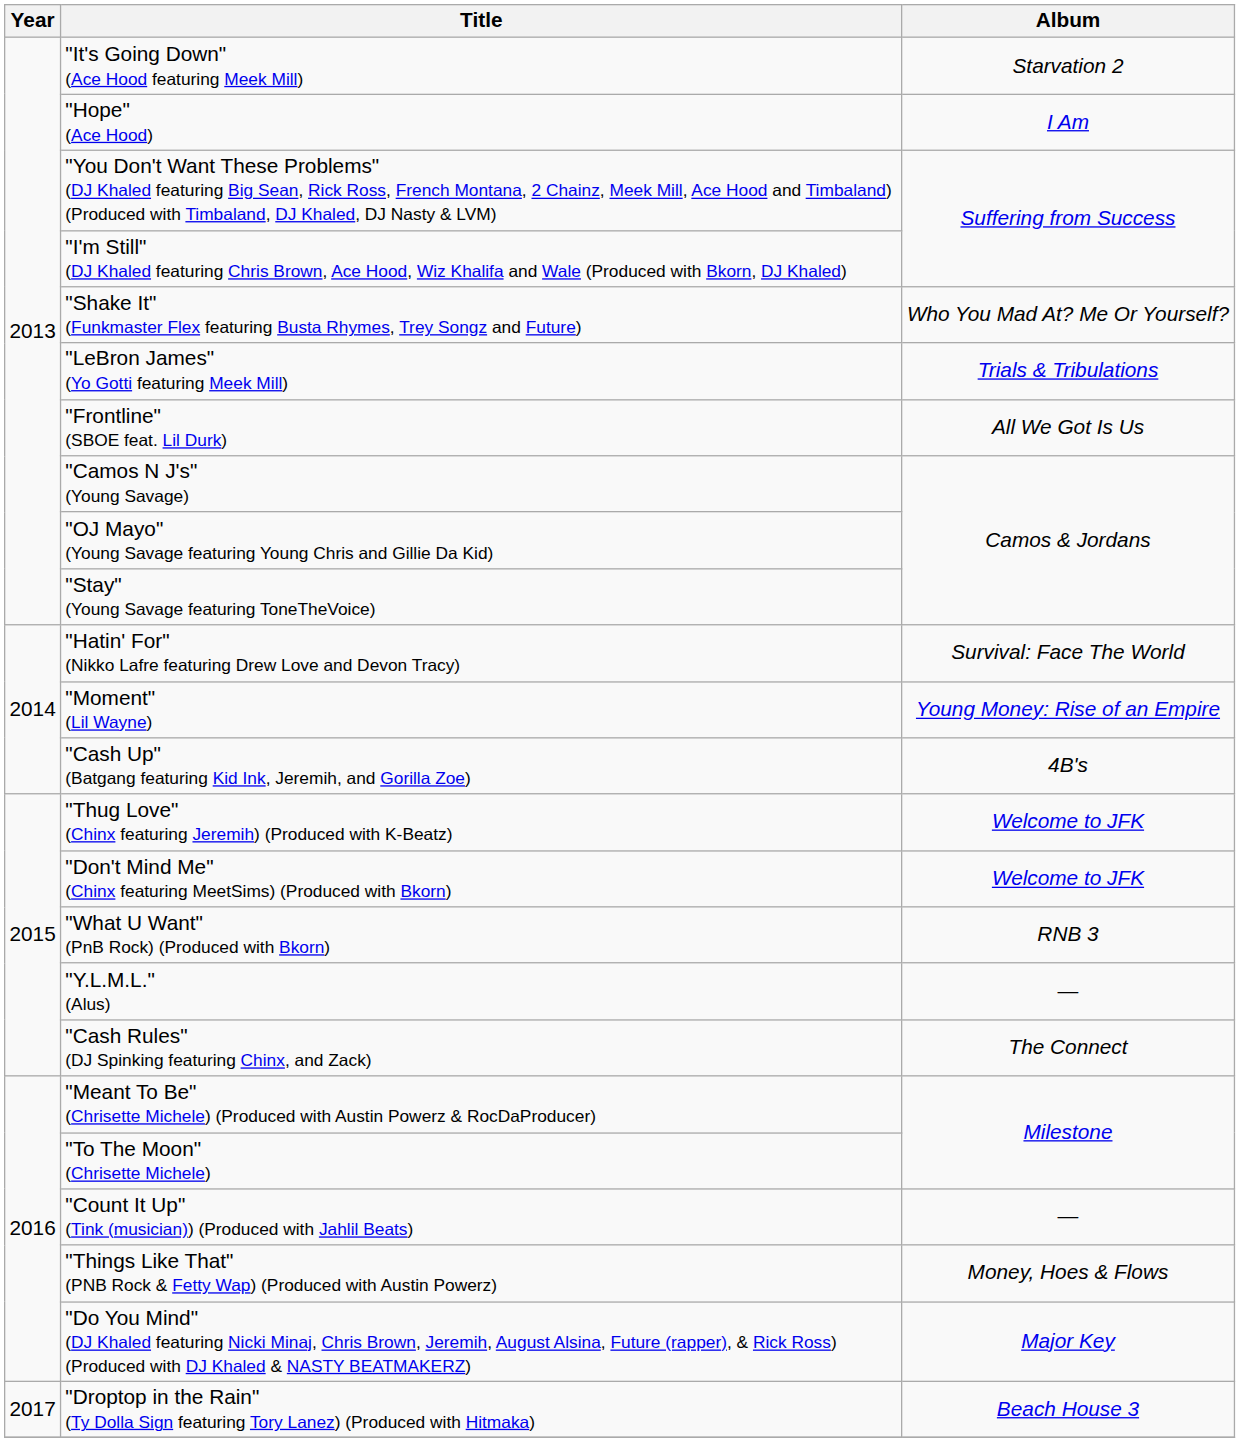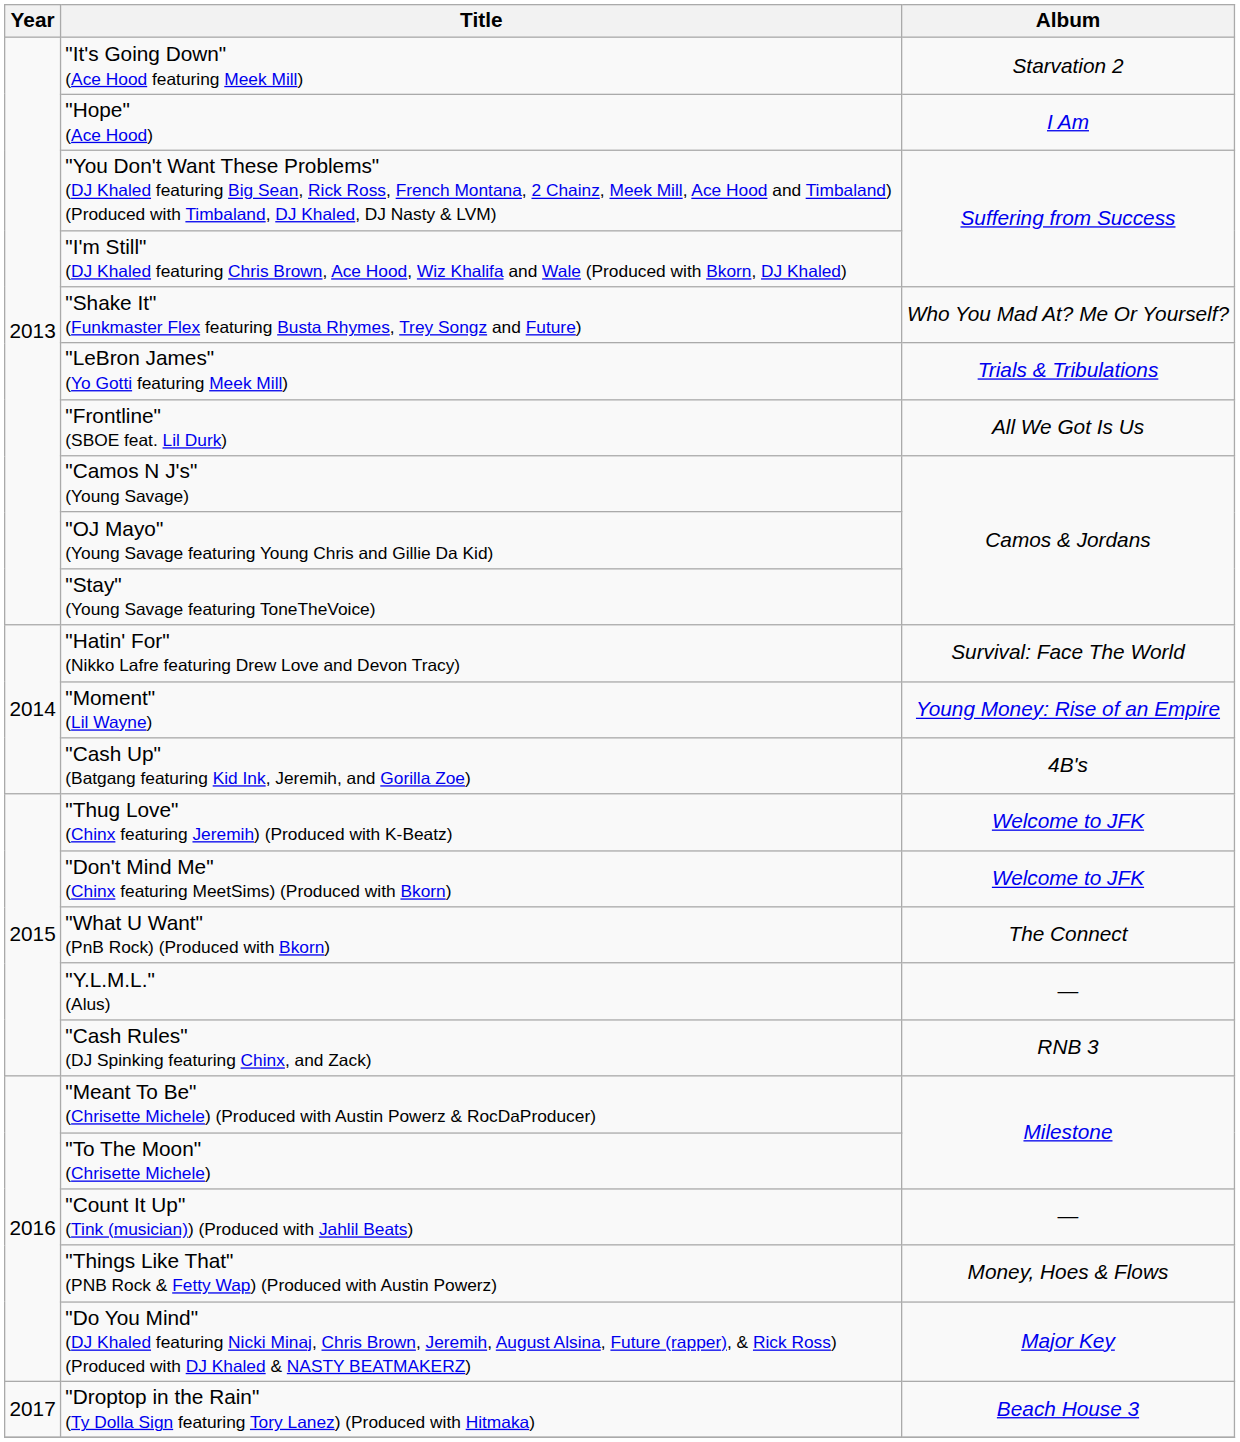(1068, 934) RNB 3 -> (1068, 934) The Connect
(1068, 1047) The Connect -> (1068, 1047) RNB 3
